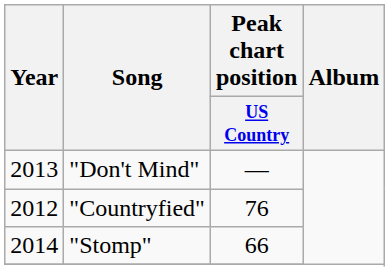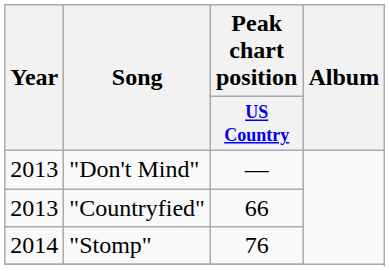(34, 207) 2012 -> (34, 207) 2013
(257, 207) 76 -> (257, 207) 66
(257, 245) 66 -> (257, 245) 76
